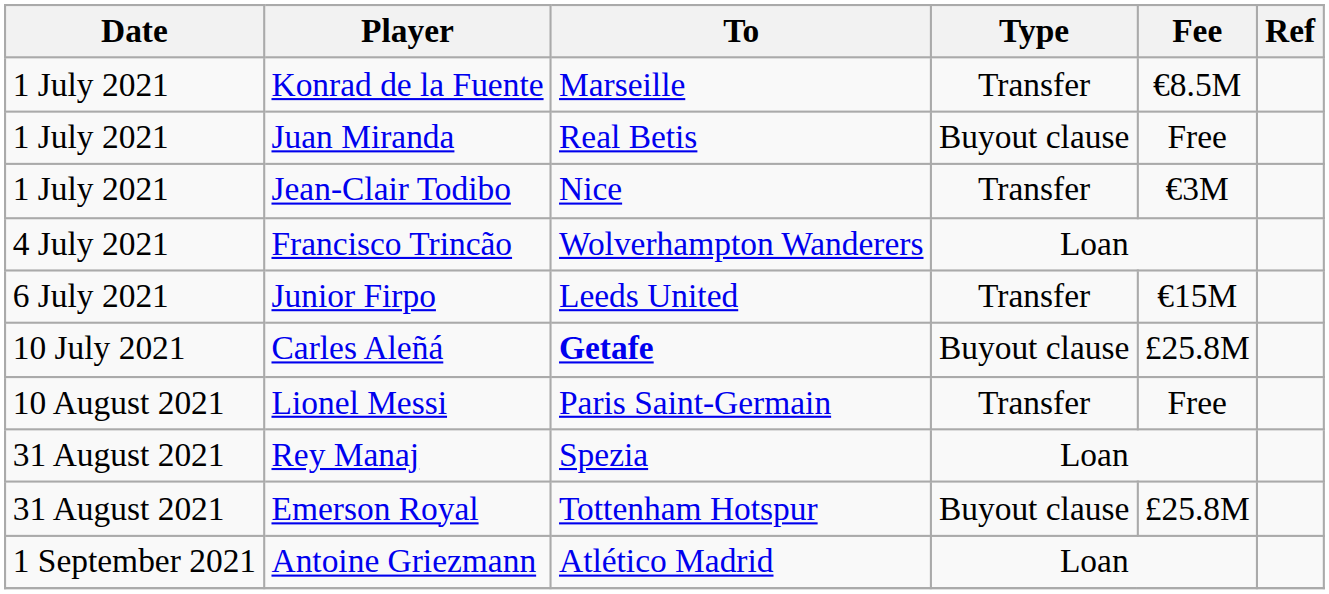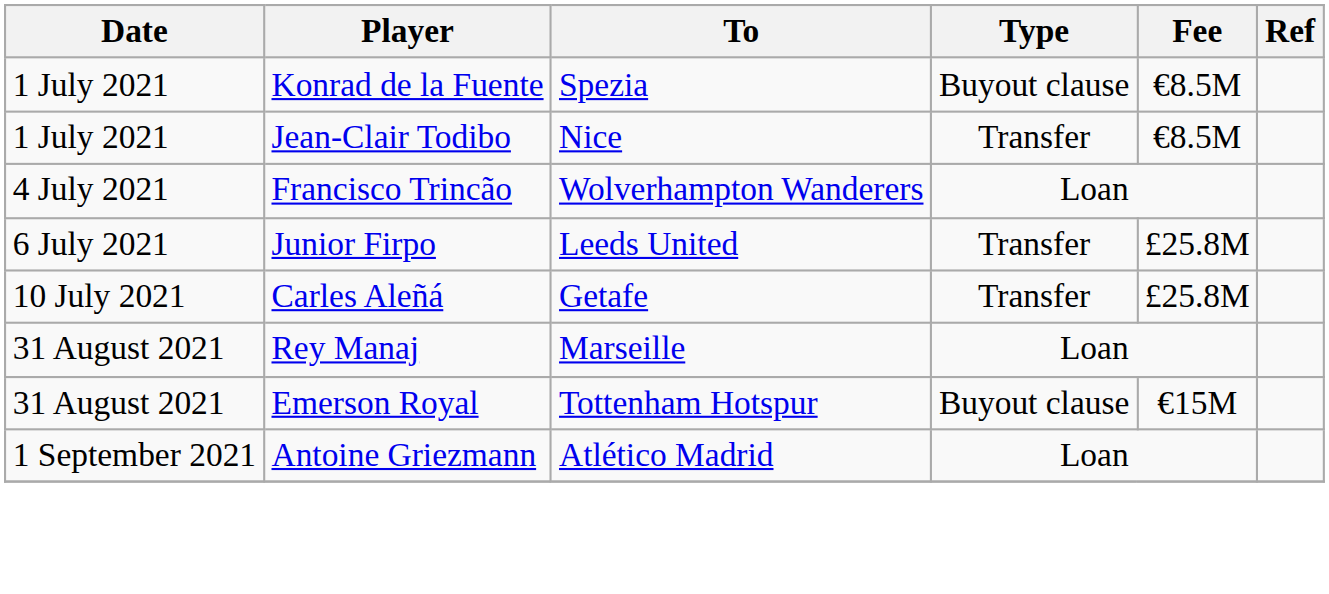(622, 84) Marseille -> (604, 84) Spezia
(1034, 84) Transfer -> (1034, 84) Buyout clause
- row: (363, 137)
(1197, 190) €3M -> (1197, 137) €8.5M
(1197, 296) €15M -> (1197, 243) £25.8M
(606, 349) bold -> (604, 296) normal
(1034, 349) Buyout clause -> (1034, 296) Transfer
- row: (359, 402)
(604, 455) Spezia -> (622, 349) Marseille
(1197, 508) £25.8M -> (1197, 402) €15M
